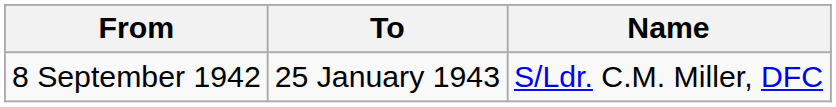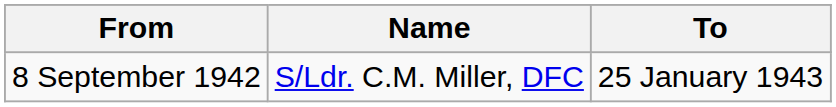columns swapped: (387, 28) <-> (668, 28)
